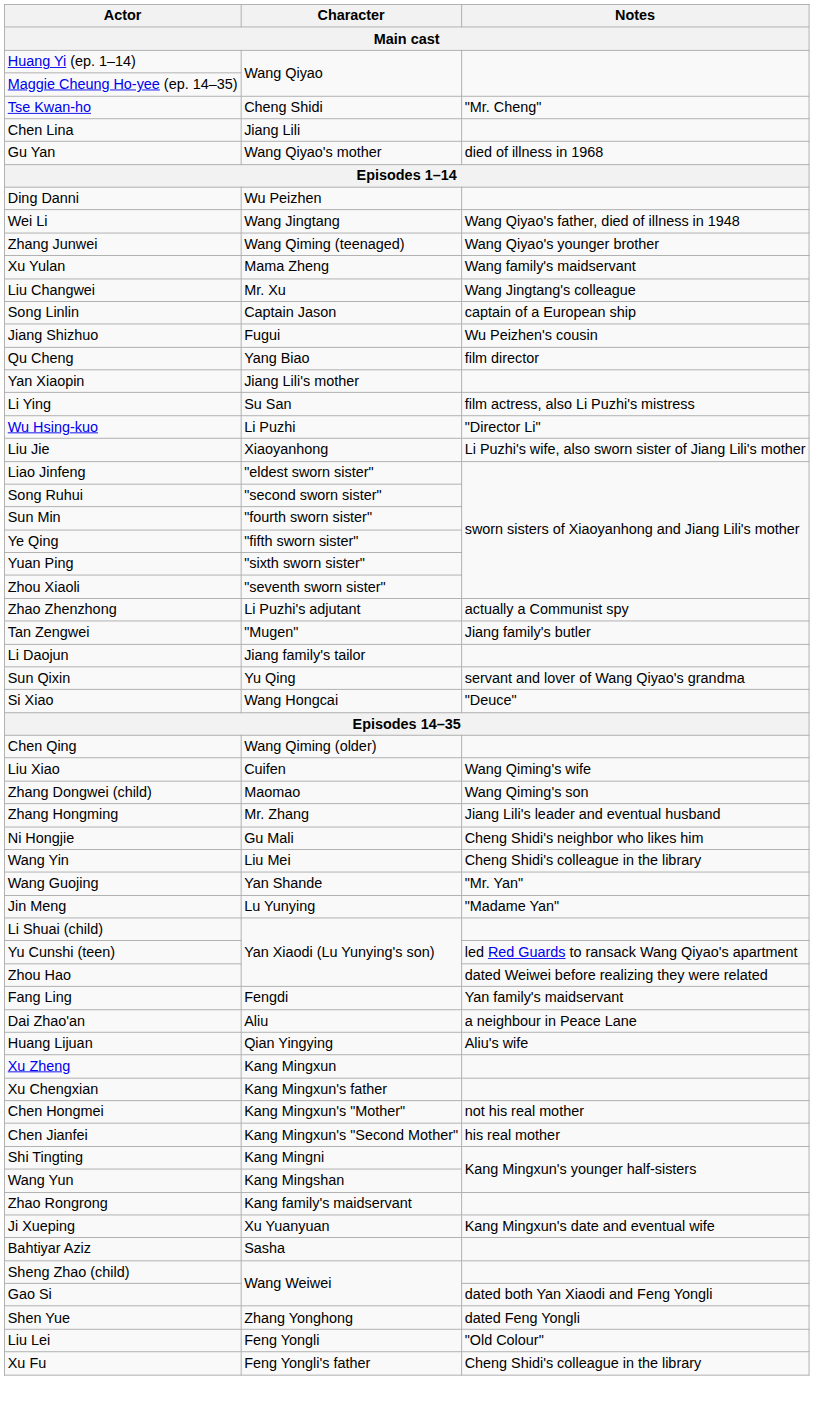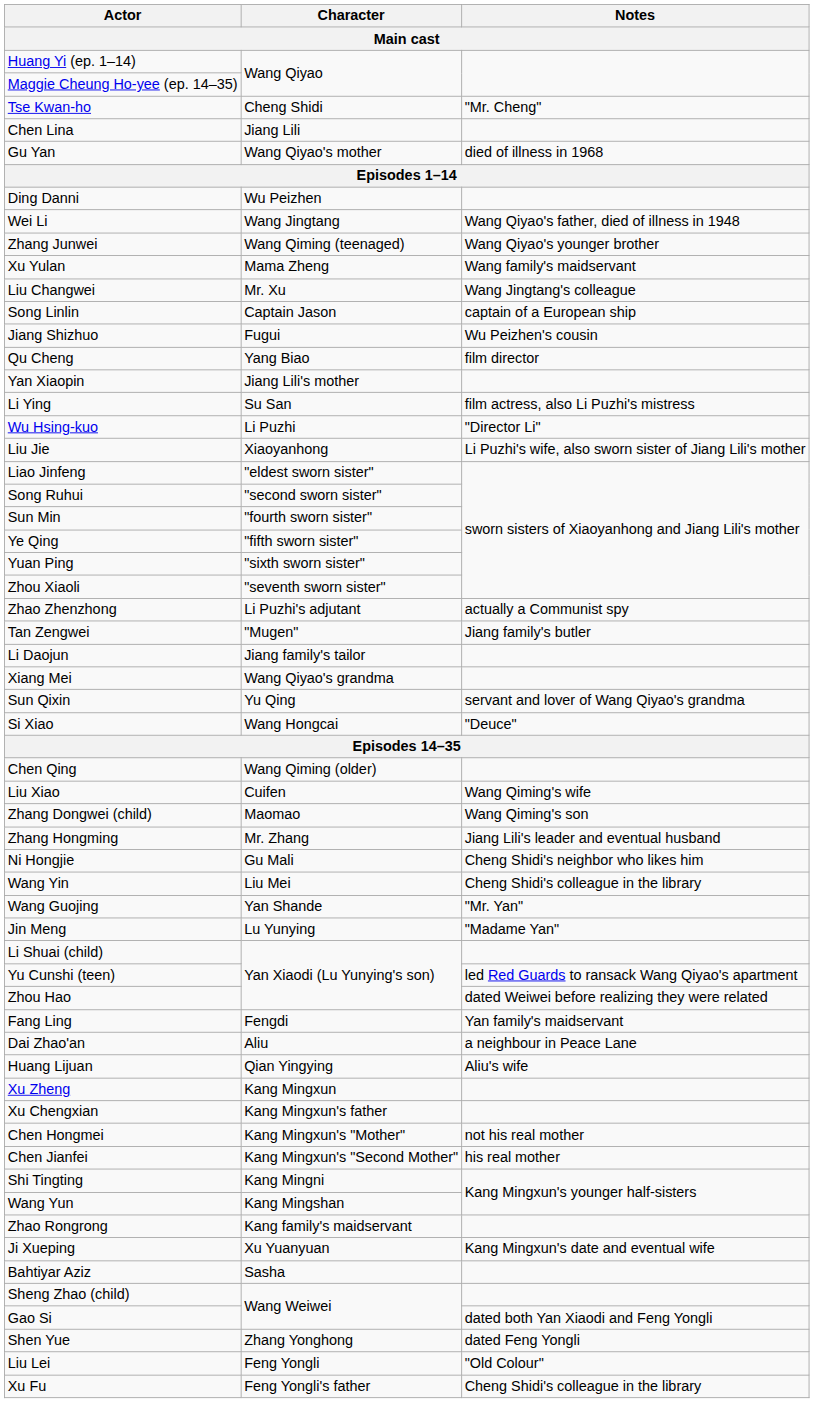+ row: (40, 678)
